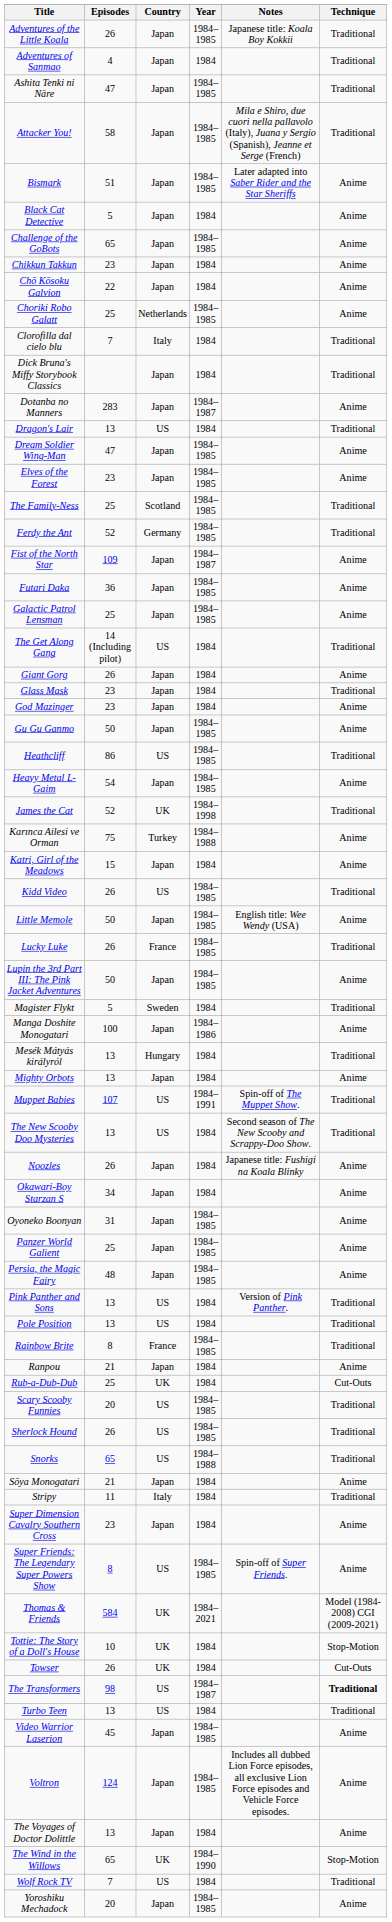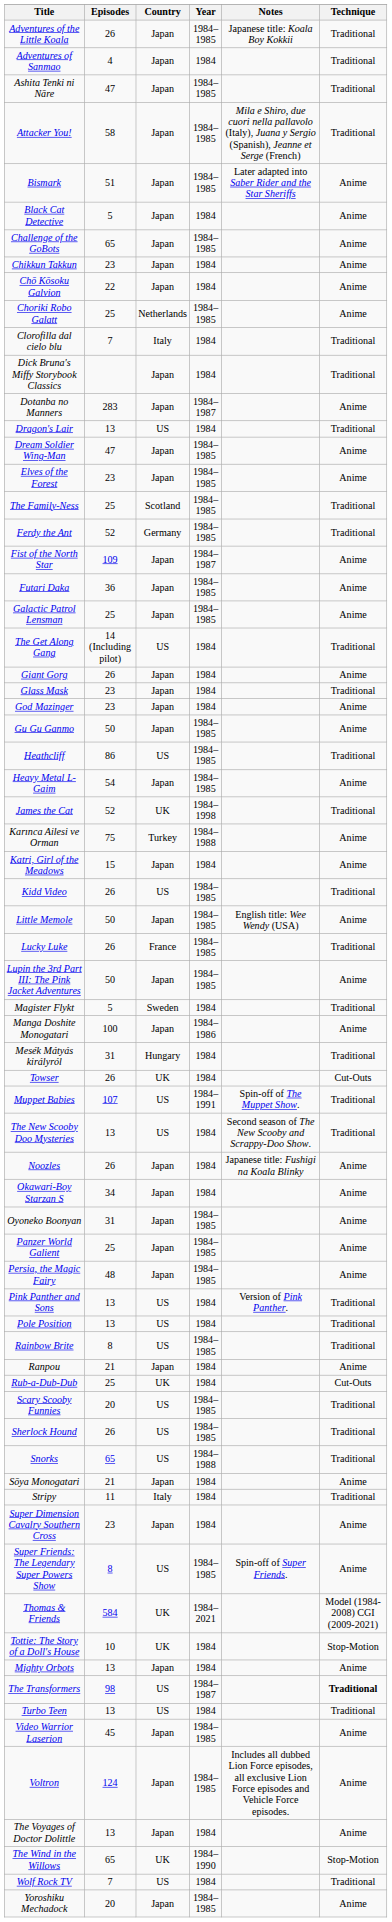(110, 1056) 13 -> (110, 1056) 31
rows swapped: (44, 1078) <-> (44, 1668)
(163, 1345) France -> (163, 1345) US
